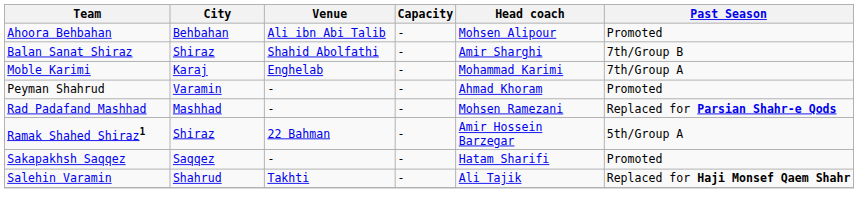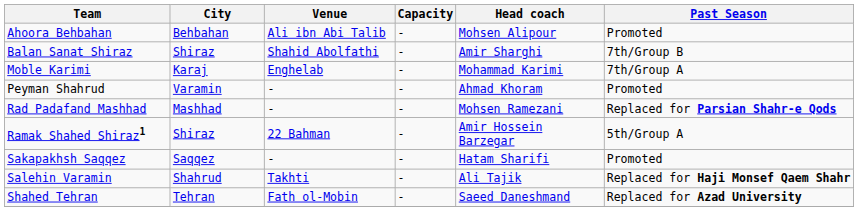+ row: (52, 197)
